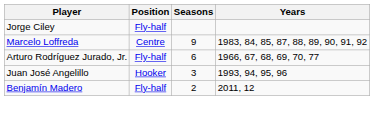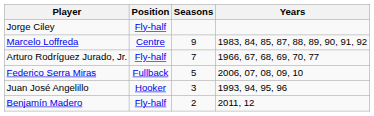(194, 57) 6 -> (194, 57) 7
+ row: (51, 73)
